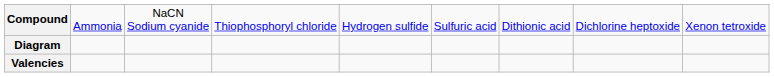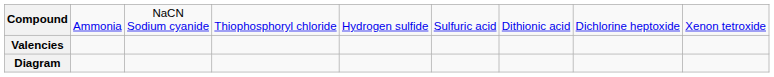rows swapped: (37, 44) <-> (37, 63)
